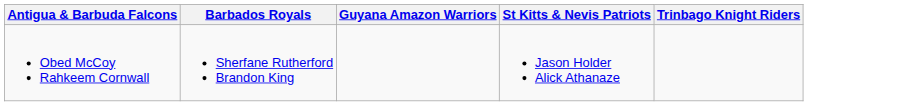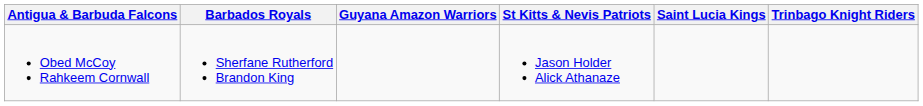+ column: (711, 14)
